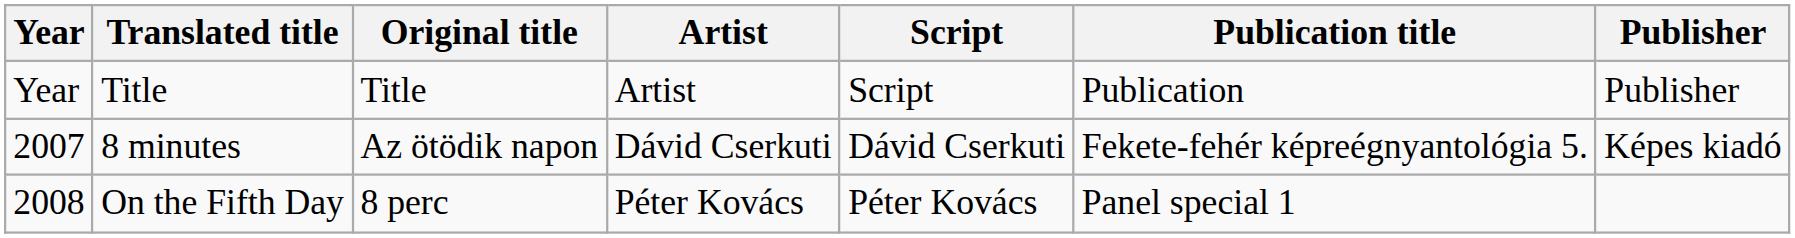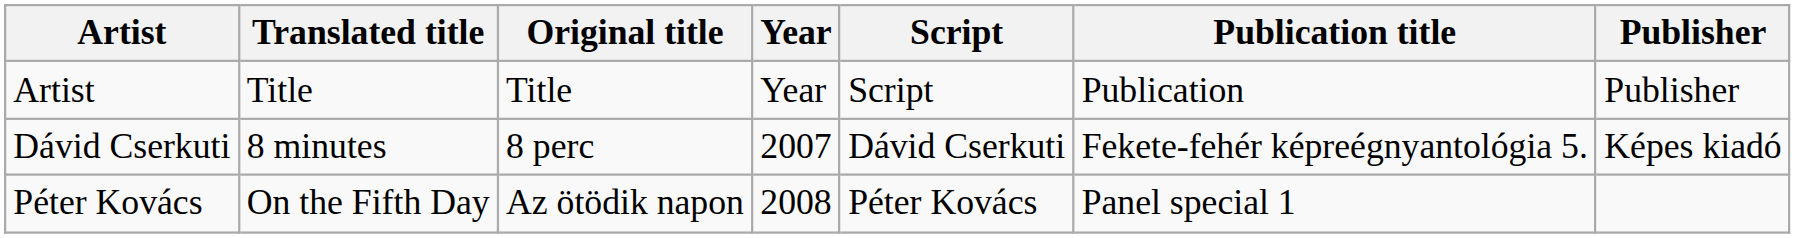columns swapped: (49, 32) <-> (723, 32)
(479, 145) Az ötödik napon -> (550, 145) 8 perc
(404, 202) 8 perc -> (625, 202) Az ötödik napon
